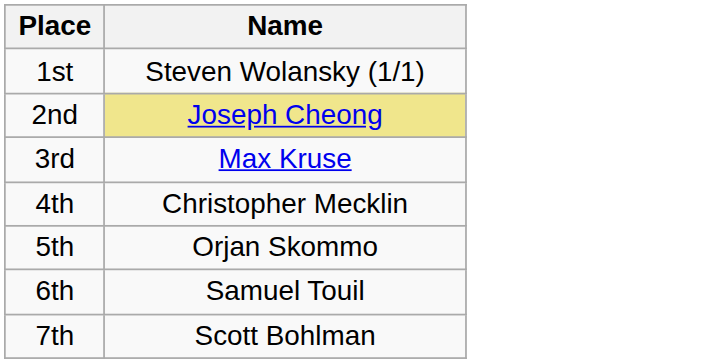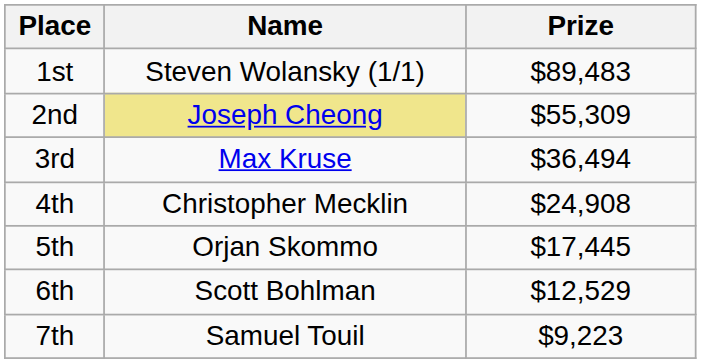+ column: (581, 26)
(285, 291) Samuel Touil -> (285, 291) Scott Bohlman
(285, 335) Scott Bohlman -> (285, 335) Samuel Touil
